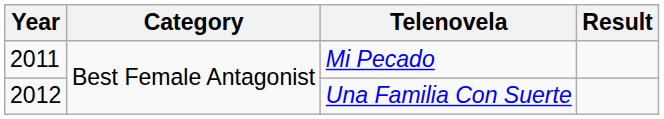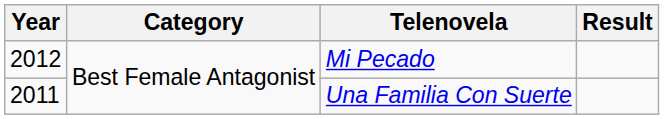(35, 59) 2011 -> (36, 59) 2012
(36, 95) 2012 -> (35, 95) 2011
